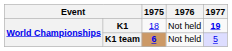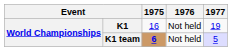(154, 26) 18 -> (154, 26) 16
(215, 26) bold -> (215, 26) normal
